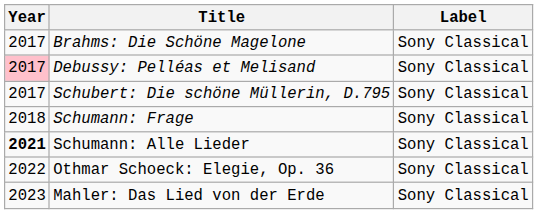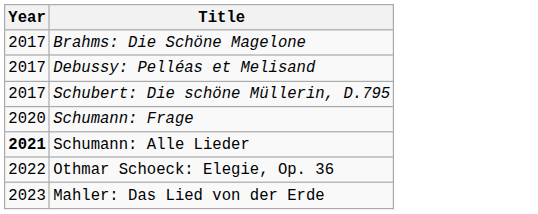- column: (463, 17)
(27, 68) pink background -> (27, 68) no background
(27, 119) 2018 -> (27, 119) 2020
